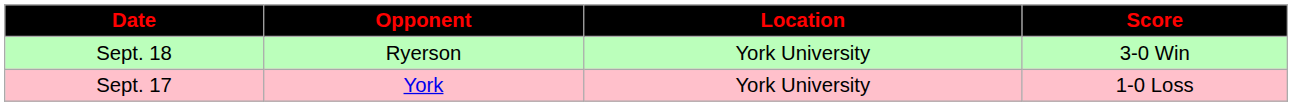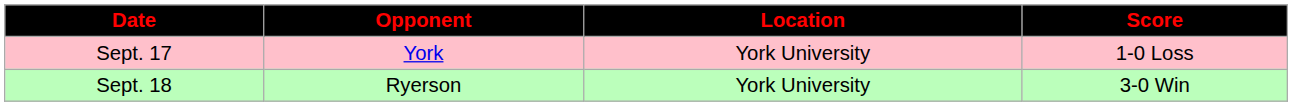rows swapped: (134, 85) <-> (134, 52)
